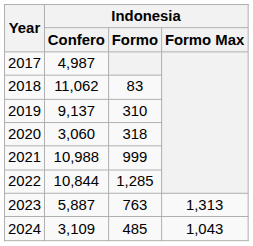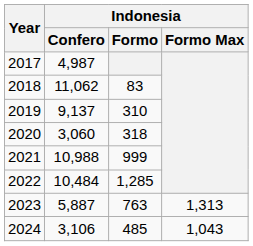(76, 181) 10,844 -> (76, 181) 10,484
(76, 228) 3,109 -> (76, 228) 3,106
